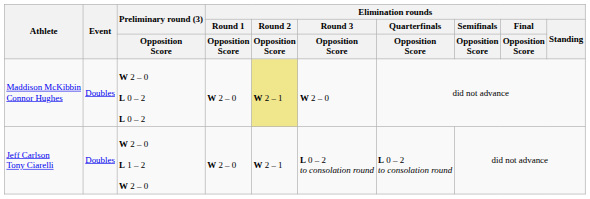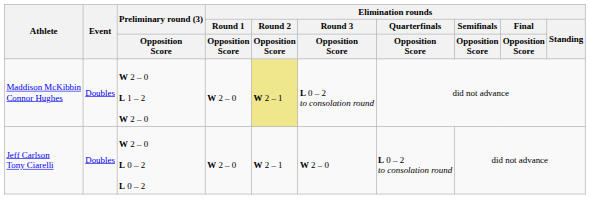(134, 98) W 2 – 0 L 0 – 2 L 0 – 2 -> (134, 98) W 2 – 0 L 1 – 2 W 2 – 0
(314, 98) W 2 – 0 -> (337, 98) L 0 – 2 to consolation round
(134, 166) W 2 – 0 L 1 – 2 W 2 – 0 -> (134, 166) W 2 – 0 L 0 – 2 L 0 – 2
(337, 166) L 0 – 2 to consolation round -> (314, 166) W 2 – 0
